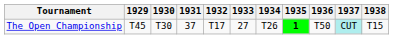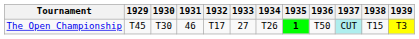+ column: (401, 12)
(190, 27) 37 -> (190, 27) 46
